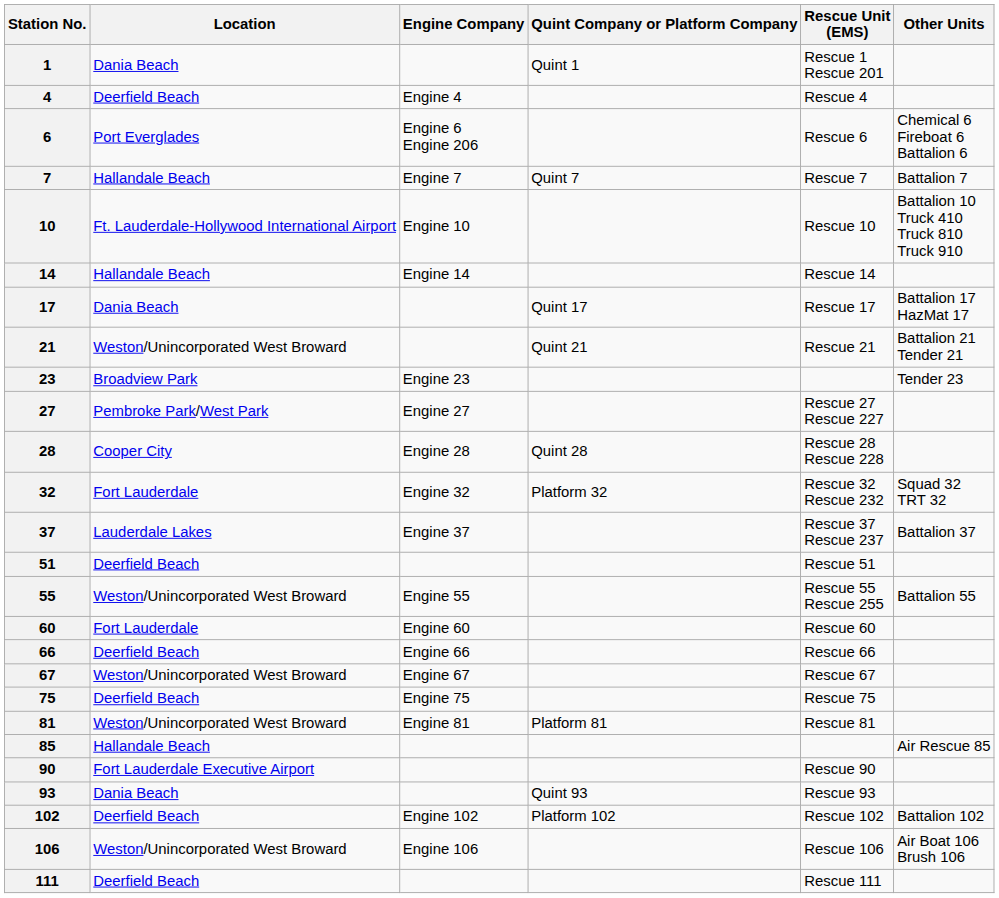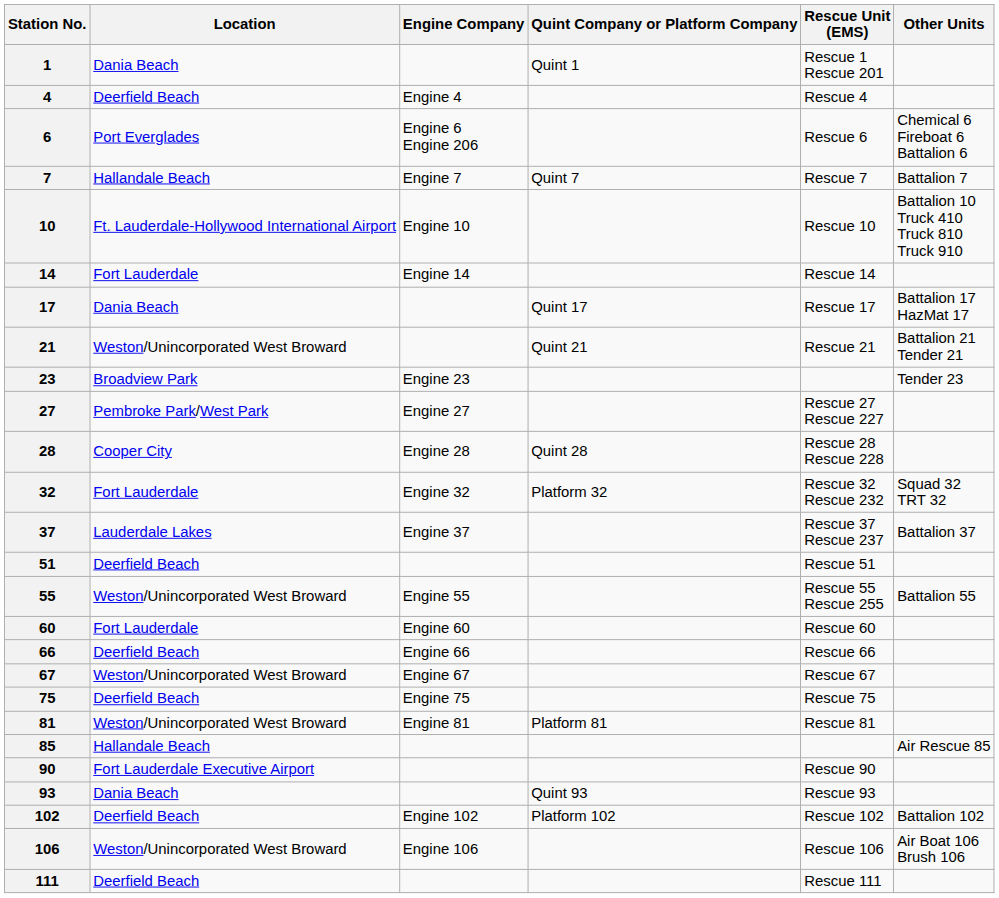(152, 275) Hallandale Beach -> (146, 275) Fort Lauderdale
